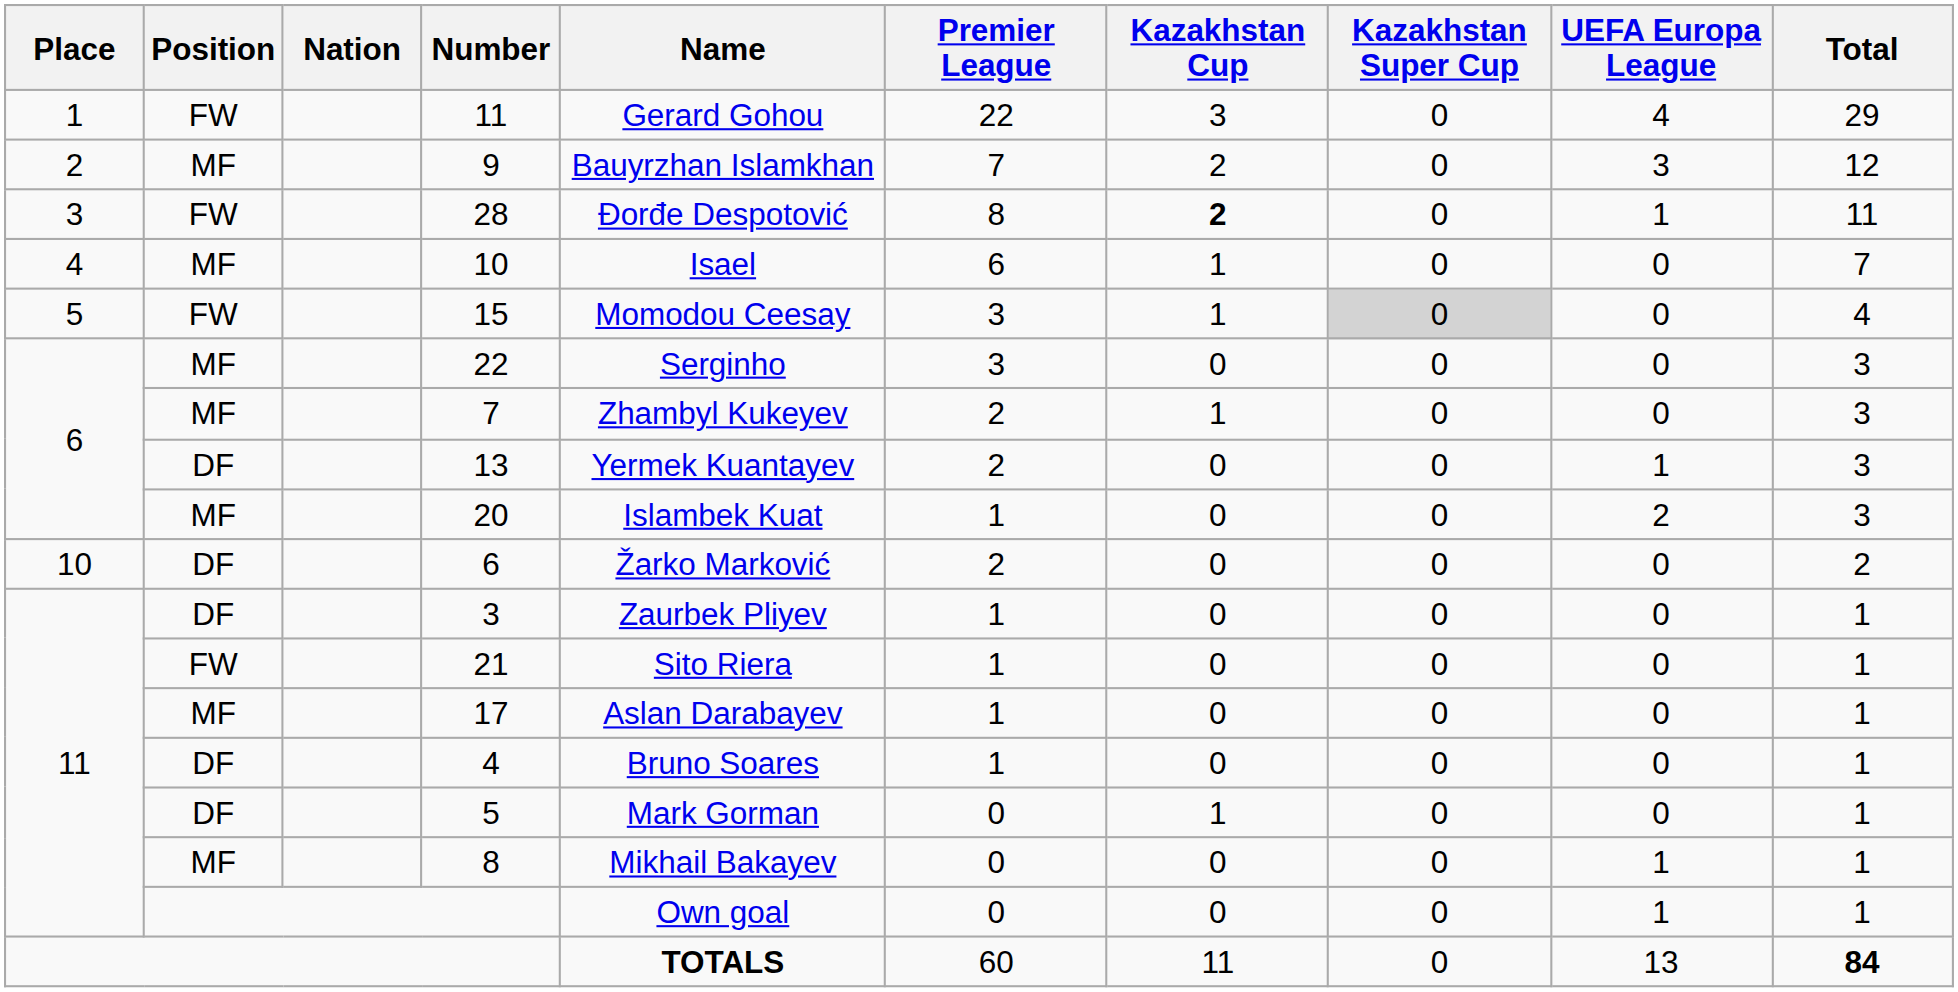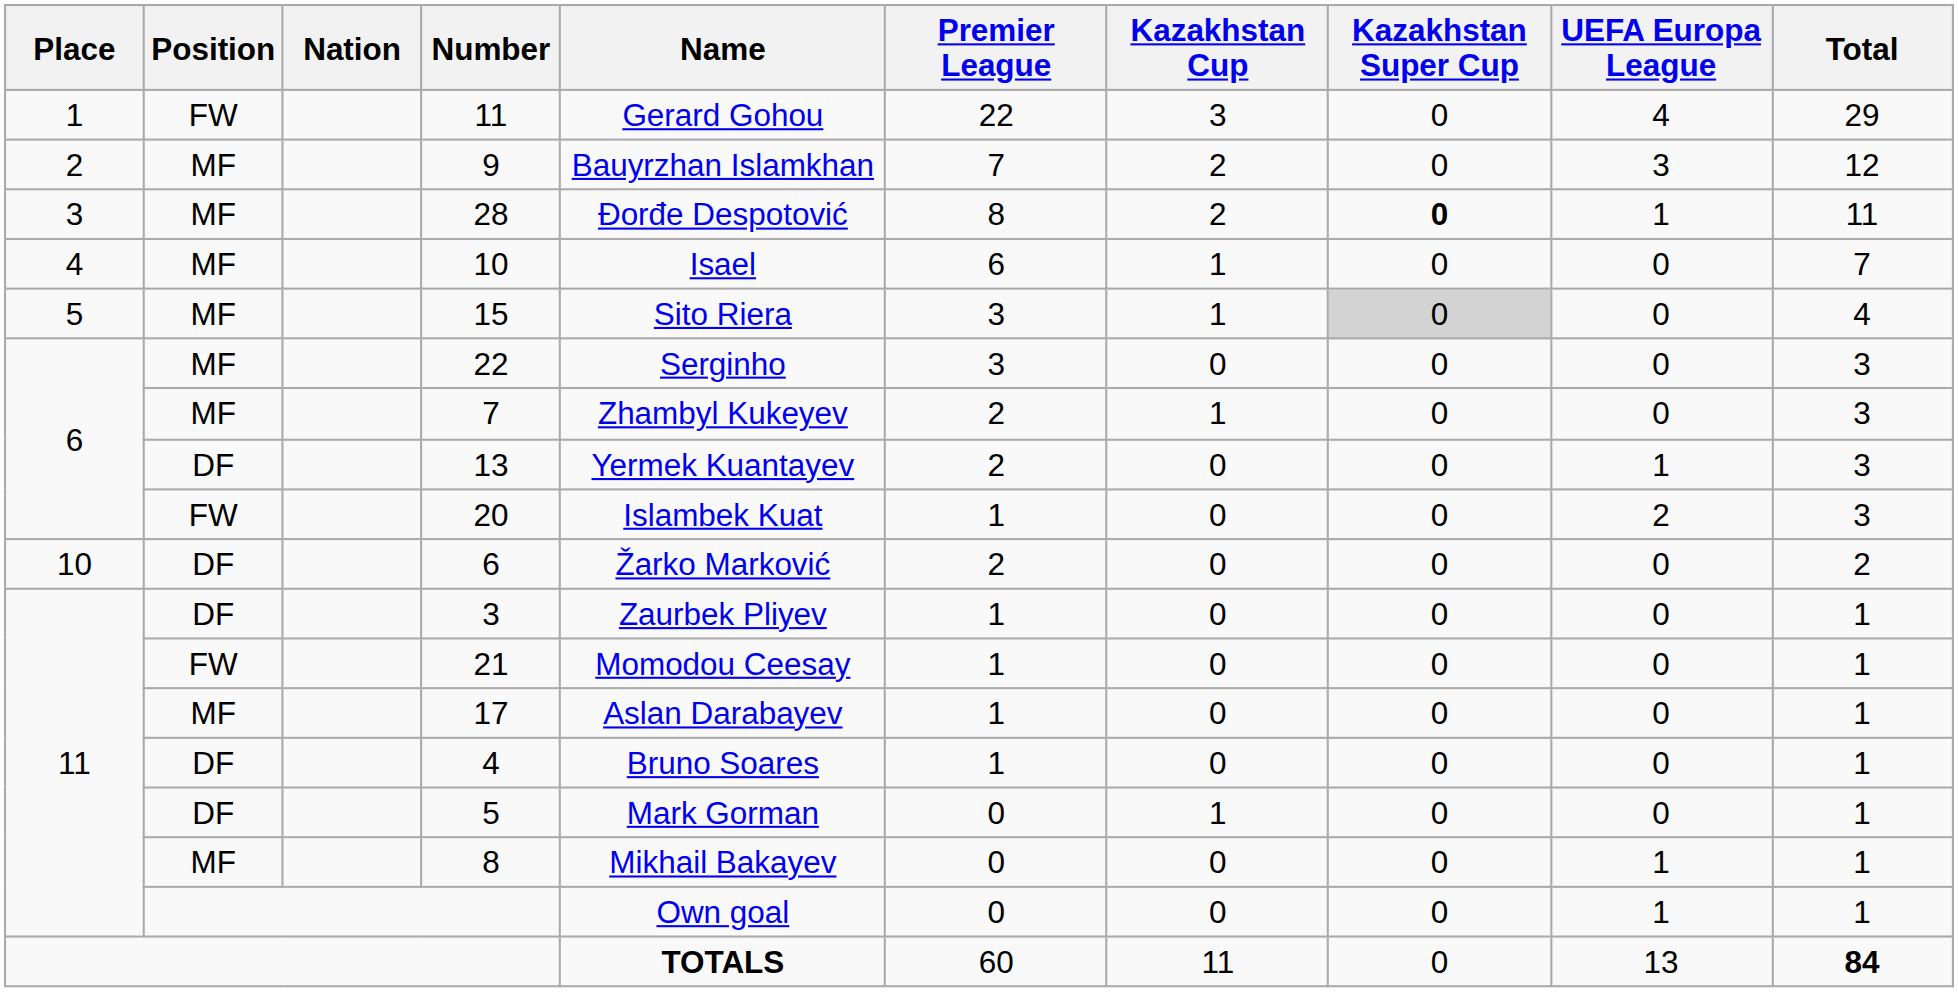(213, 215) FW -> (213, 215) MF
(1218, 215) bold -> (1218, 215) normal
(1439, 215) normal -> (1439, 215) bold
(213, 314) FW -> (213, 314) MF
(723, 314) Momodou Ceesay -> (723, 314) Sito Riera
(213, 514) MF -> (213, 514) FW
(723, 663) Sito Riera -> (723, 663) Momodou Ceesay
